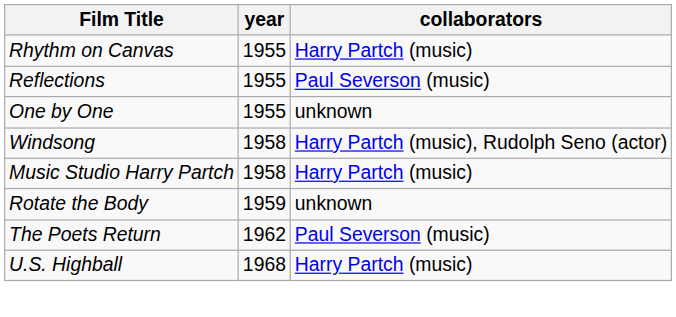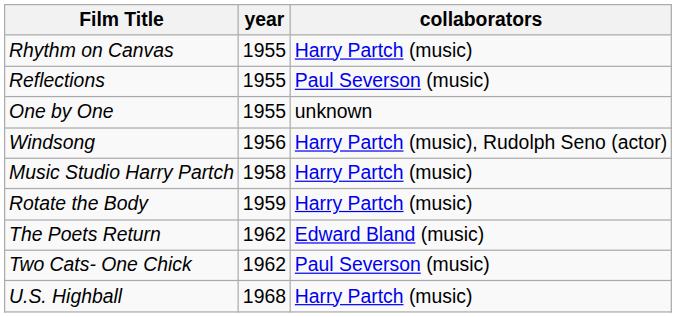(264, 142) 1958 -> (264, 142) 1956
(334, 204) unknown -> (384, 204) Harry Partch (music)
(392, 234) Paul Severson (music) -> (390, 234) Edward Bland (music)
+ row: (100, 265)
